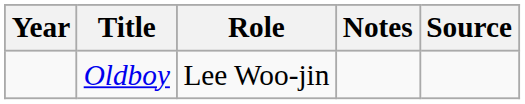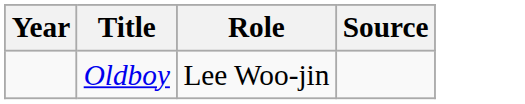- column: (378, 27)
